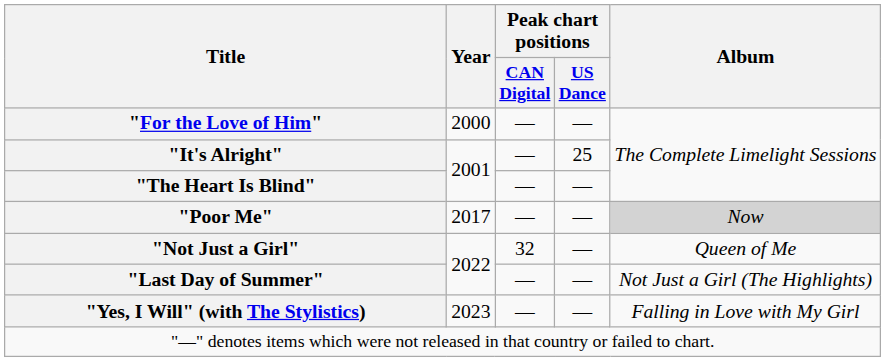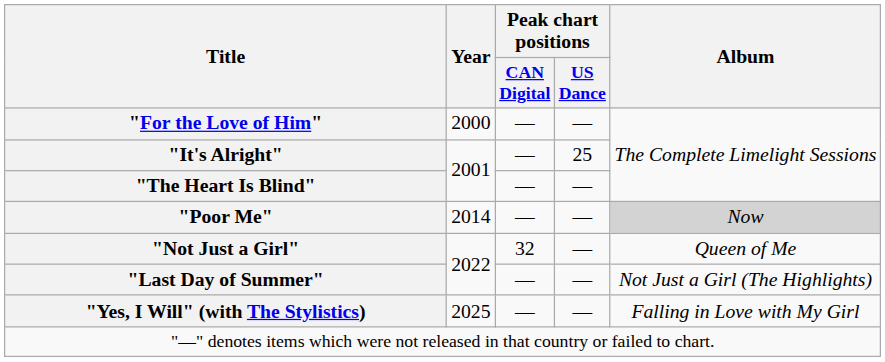(471, 217) 2017 -> (471, 217) 2014
(471, 310) 2023 -> (471, 310) 2025
